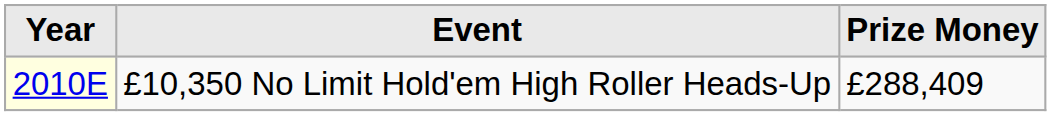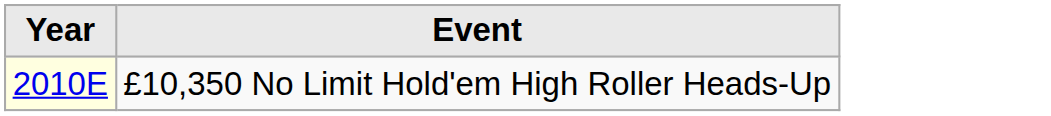- column: (942, 30)
